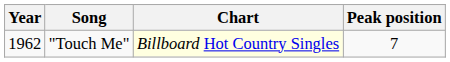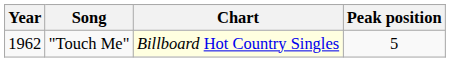(394, 43) 7 -> (394, 43) 5
